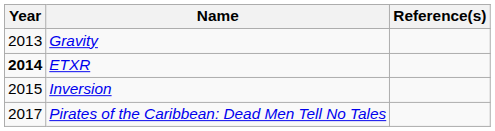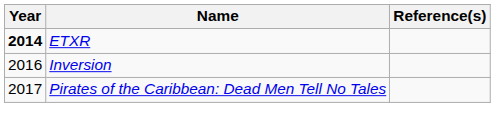- row: (74, 41)
(25, 89) 2015 -> (25, 65) 2016
